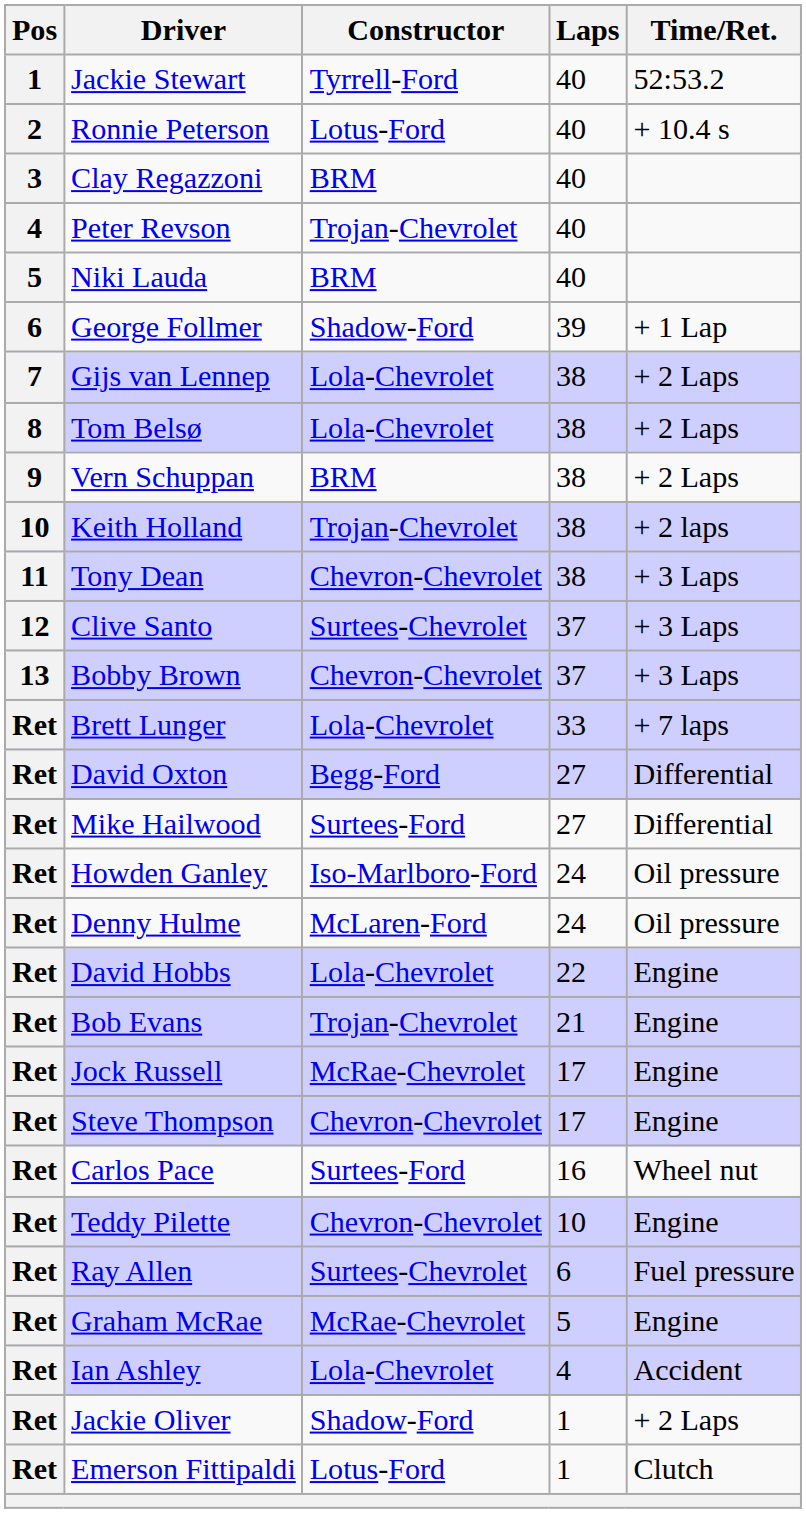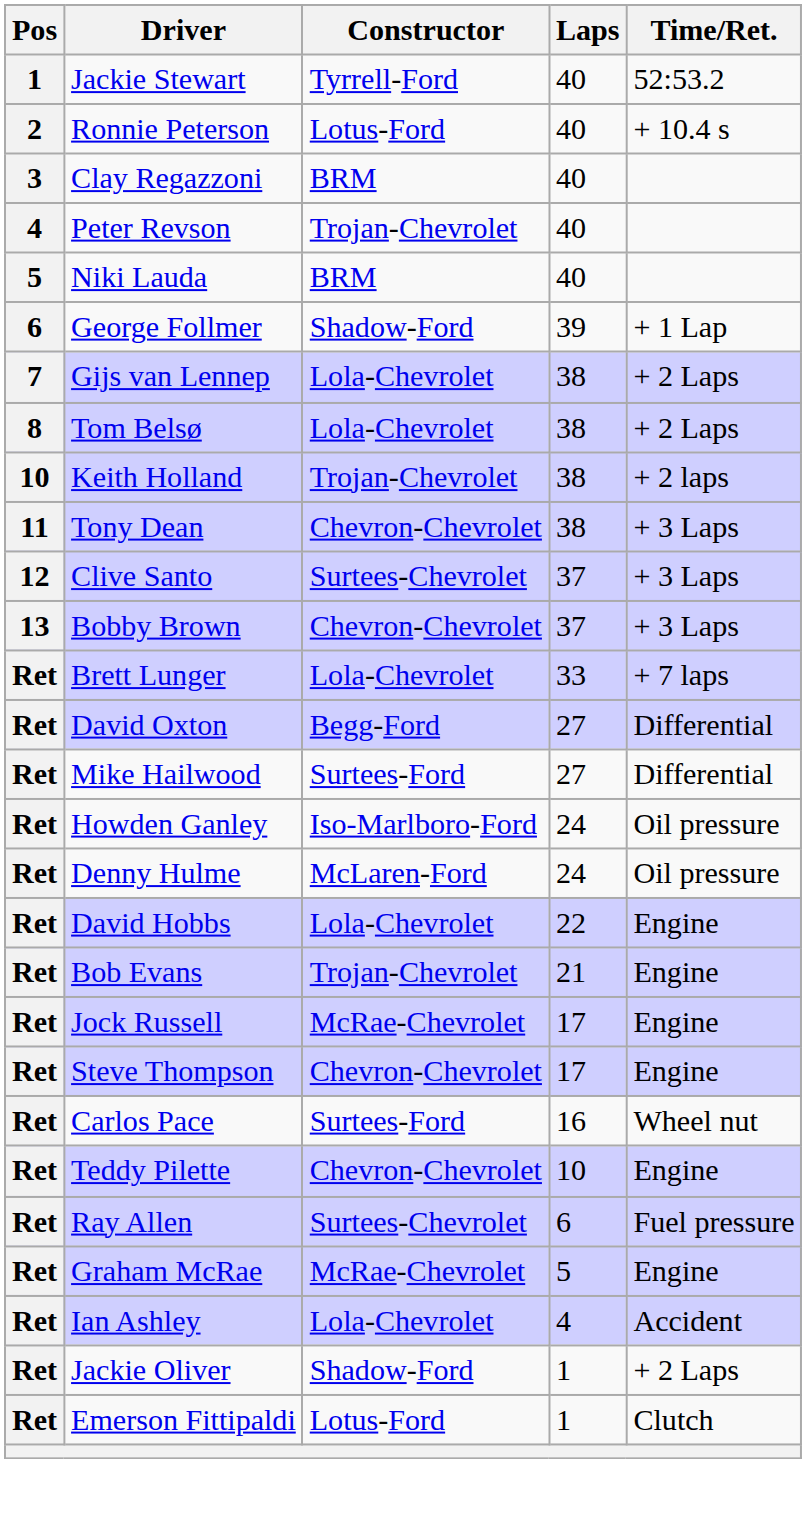- row: (163, 476)
